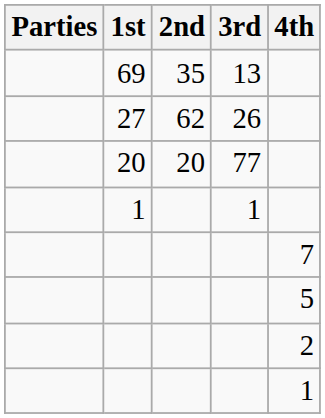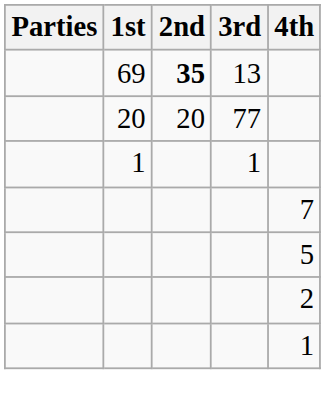(191, 72) normal -> (191, 72) bold
- row: (131, 118)
